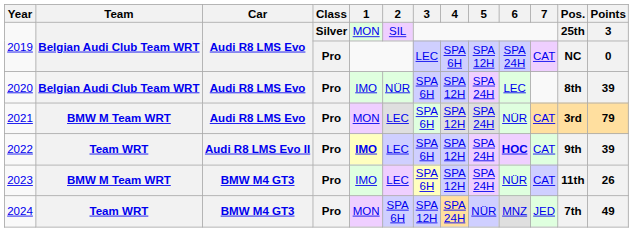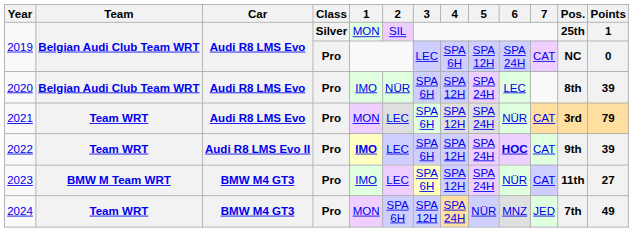(608, 31) 3 -> (608, 31) 1
(119, 118) BMW M Team WRT -> (119, 118) Team WRT
(608, 180) 26 -> (608, 180) 27
